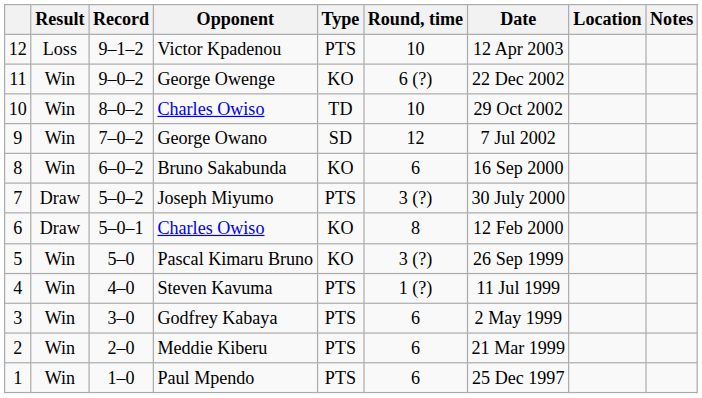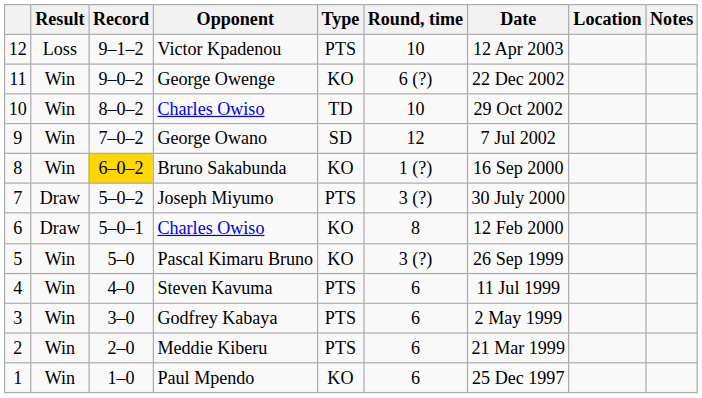(121, 168) no background -> (121, 168) gold background
(415, 168) 6 -> (415, 168) 1 (?)
(415, 288) 1 (?) -> (415, 288) 6
(340, 377) PTS -> (340, 377) KO
